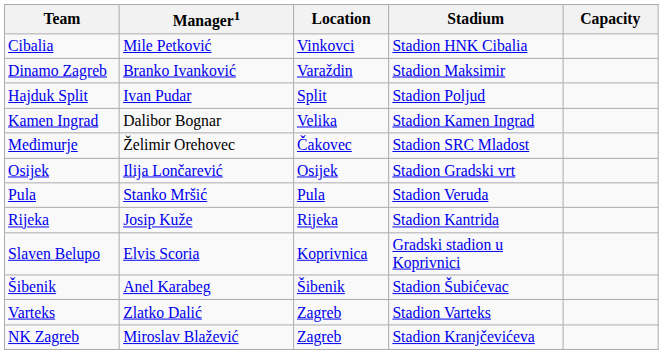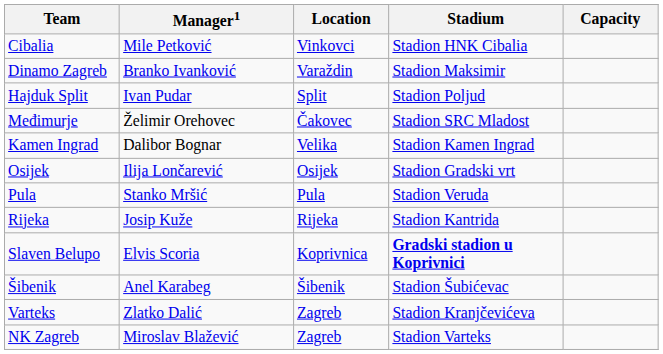rows swapped: (53, 120) <-> (43, 145)
(448, 253) normal -> (453, 253) bold
(442, 312) Stadion Varteks -> (464, 312) Stadion Kranjčevićeva
(464, 337) Stadion Kranjčevićeva -> (442, 337) Stadion Varteks
